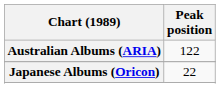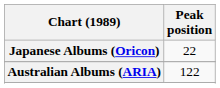rows swapped: (84, 51) <-> (84, 72)
